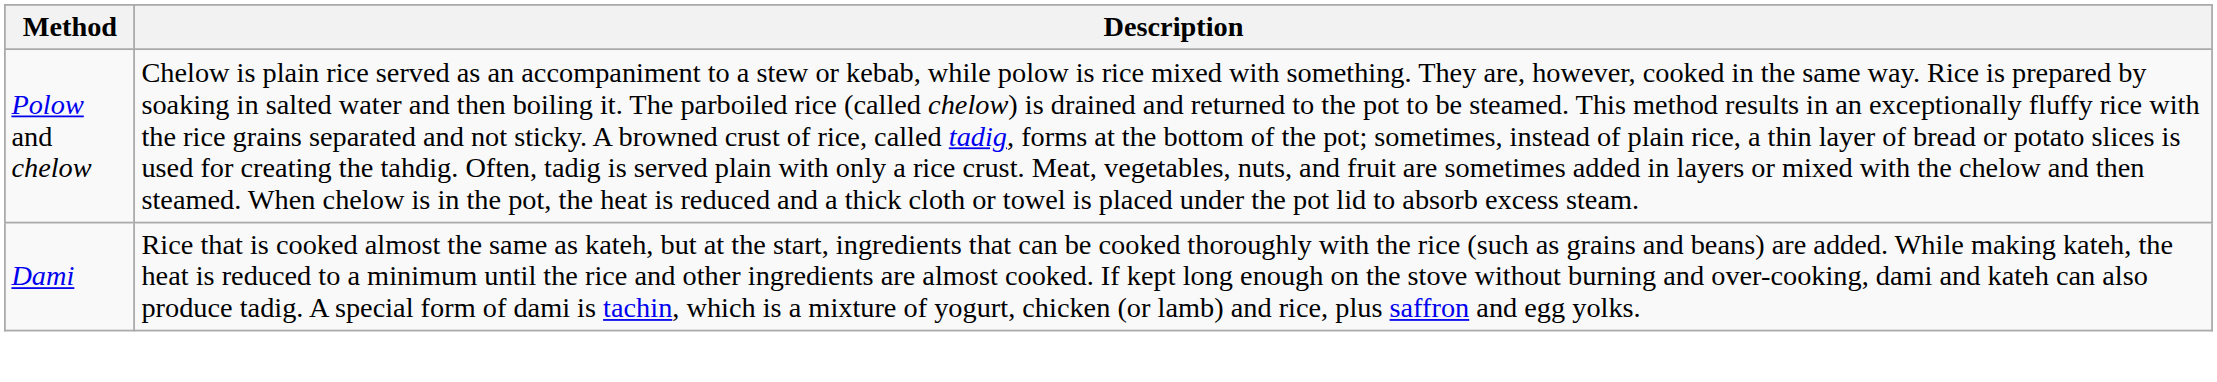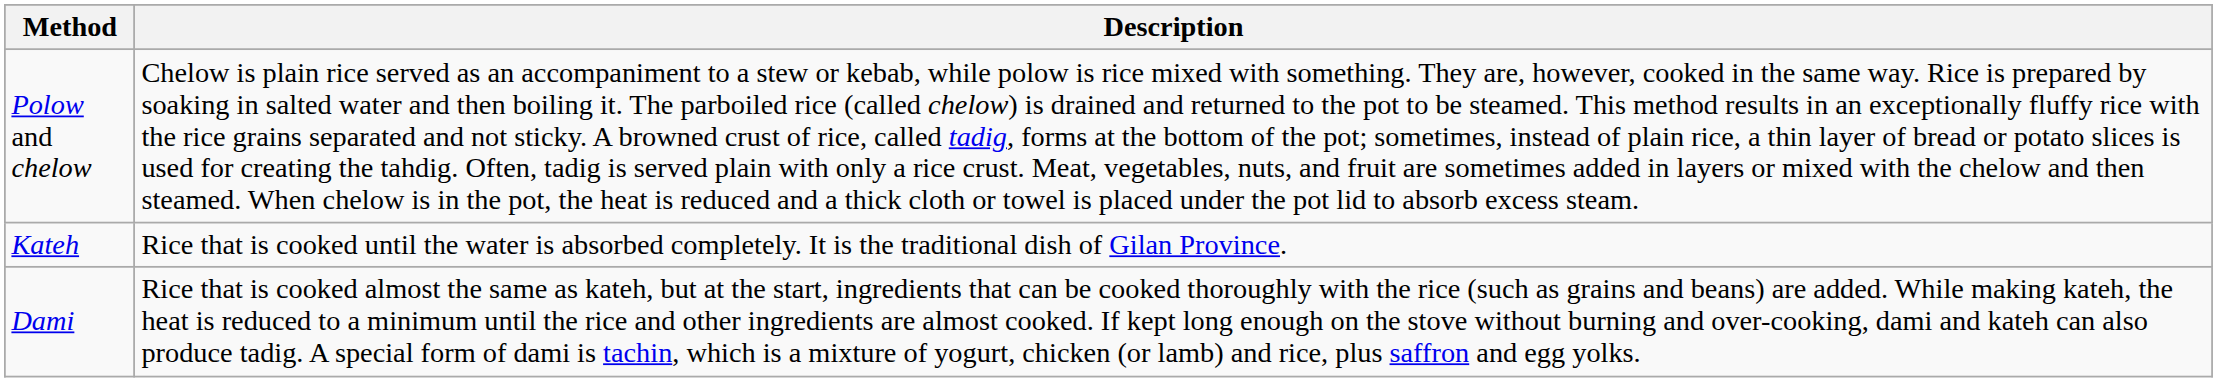+ row: (45, 244)
